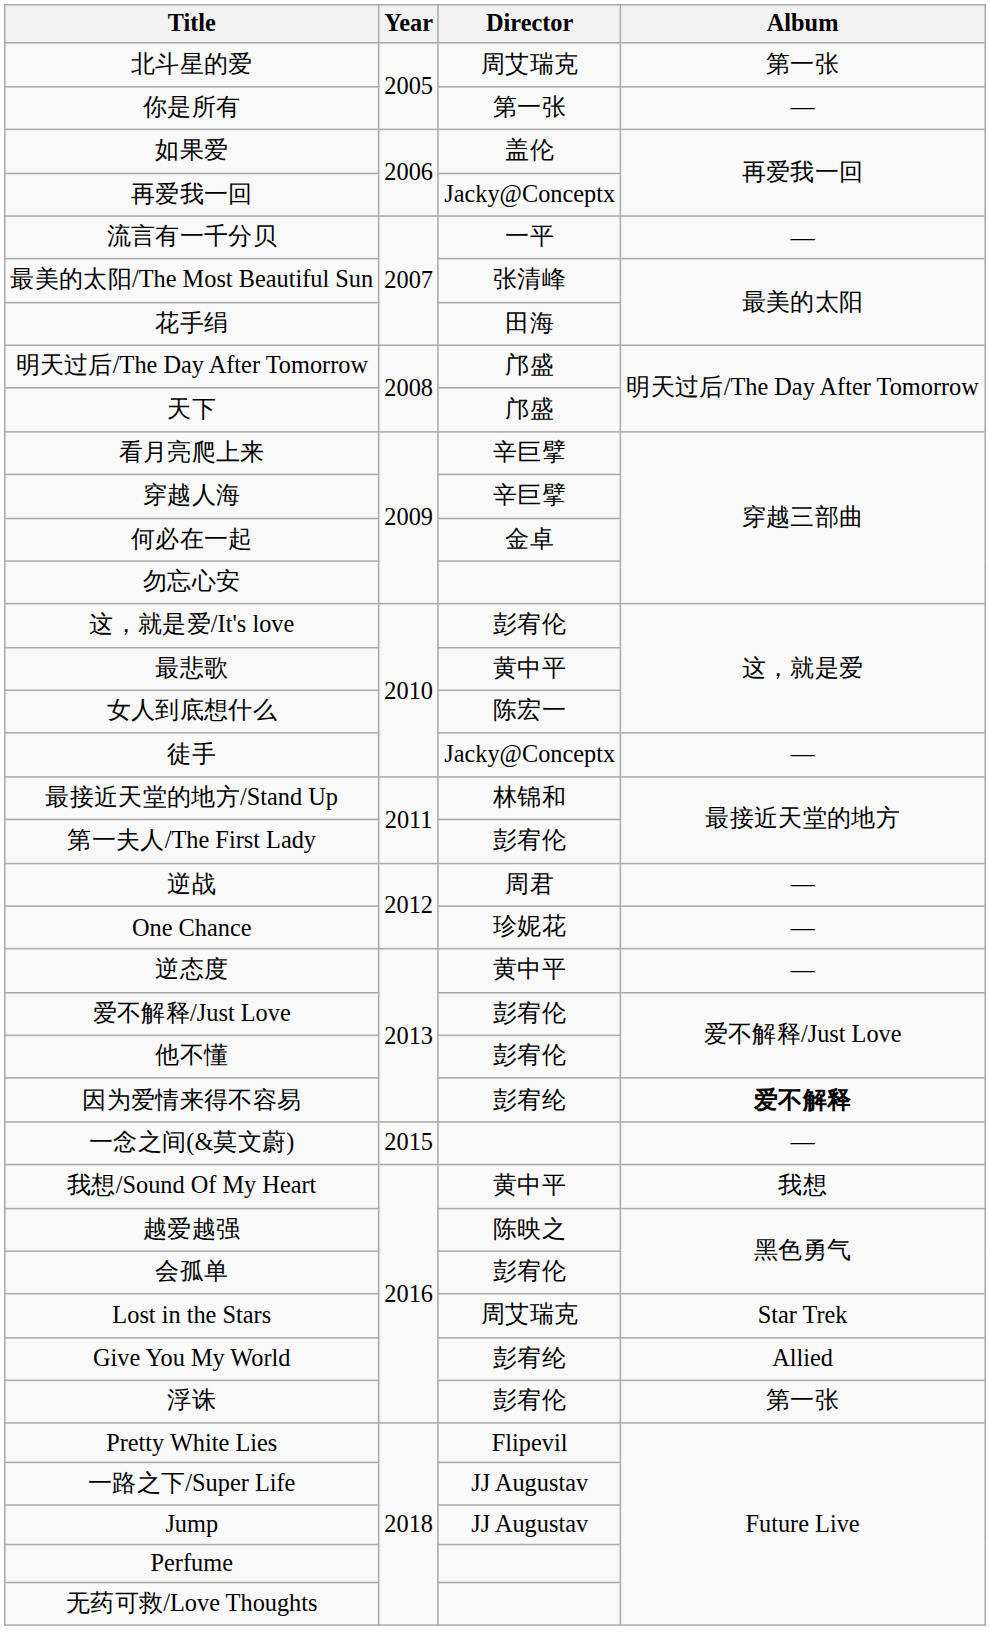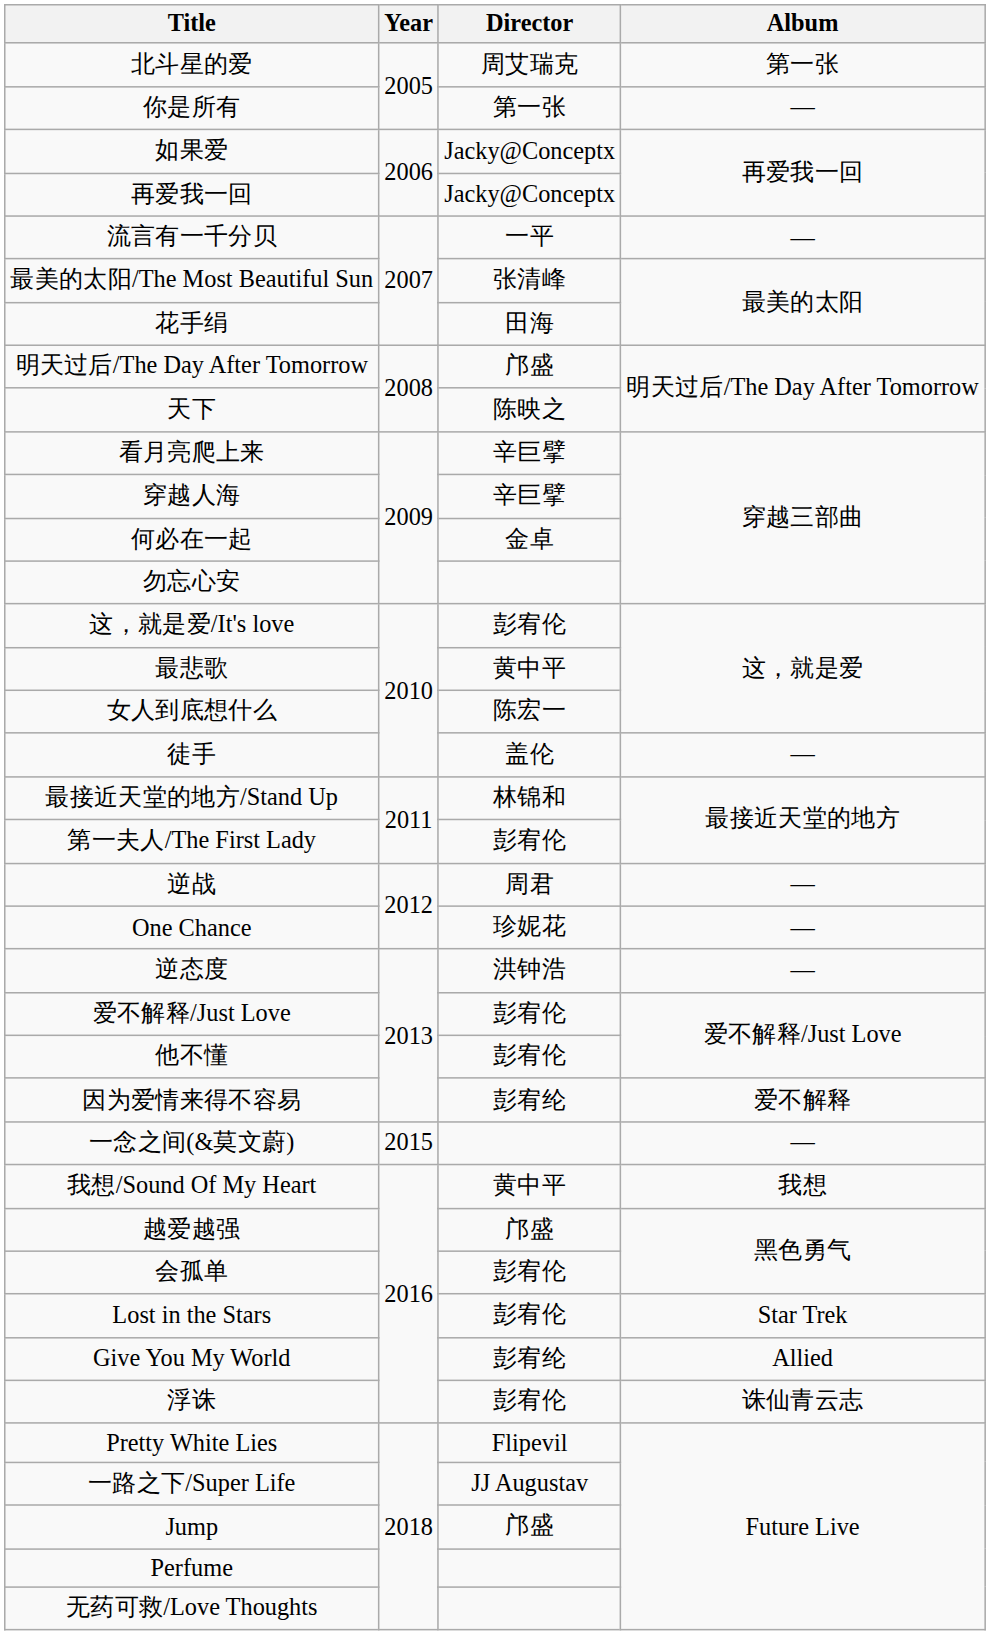(530, 150) 盖伦 -> (530, 150) Jacky@Conceptx
(530, 408) 邝盛 -> (530, 408) 陈映之
(530, 754) Jacky@Conceptx -> (530, 753) 盖伦
(530, 969) 黄中平 -> (530, 969) 洪钟浩
(803, 1098) bold -> (803, 1098) normal
(530, 1228) 陈映之 -> (530, 1228) 邝盛
(530, 1314) 周艾瑞克 -> (530, 1314) 彭宥伦
(803, 1400) 第一张 -> (803, 1400) 诛仙青云志
(530, 1524) JJ Augustav -> (530, 1525) 邝盛
